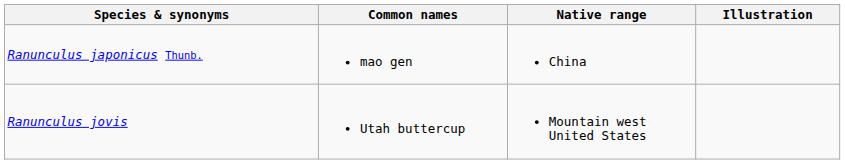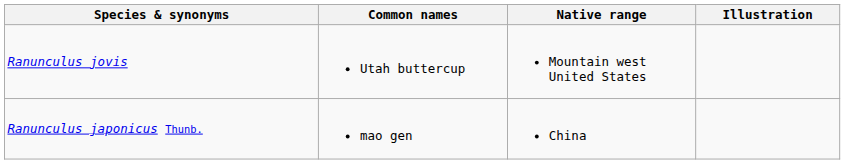rows swapped: (105, 55) <-> (68, 122)
